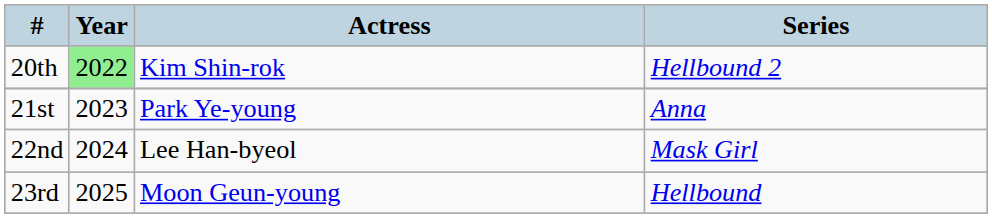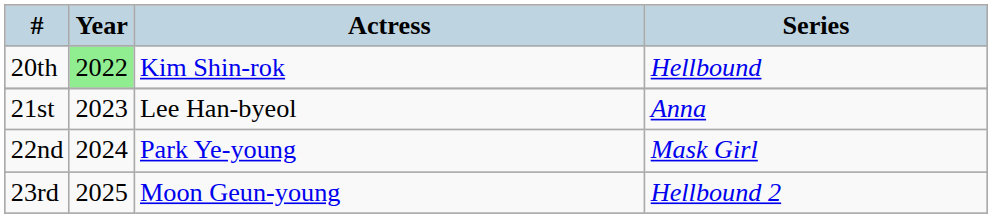(716, 66) Hellbound 2 -> (706, 66) Hellbound
(218, 108) Park Ye-young -> (218, 108) Lee Han-byeol
(218, 150) Lee Han-byeol -> (218, 150) Park Ye-young
(706, 191) Hellbound -> (716, 191) Hellbound 2
